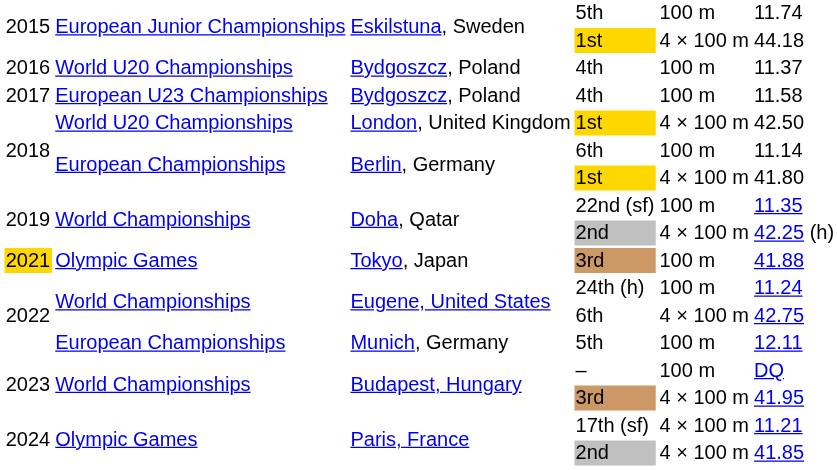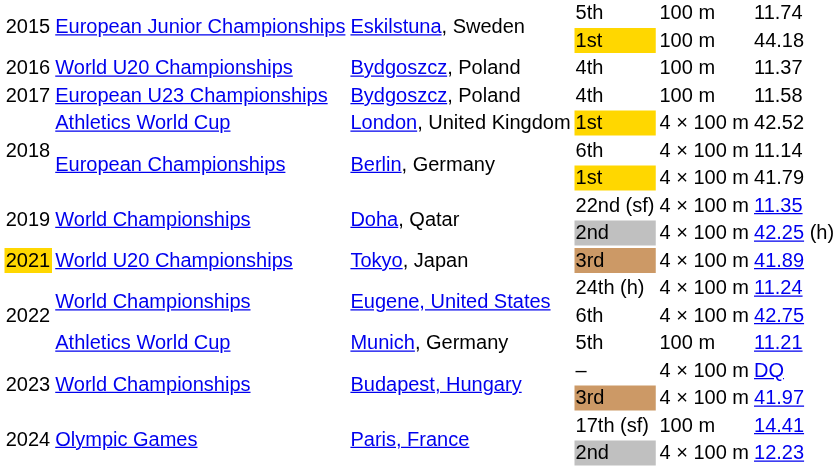(704, 40) 4 × 100 m -> (687, 40) 100 m
(174, 122) World U20 Championships -> (143, 122) Athletics World Cup
(779, 122) 42.50 -> (779, 122) 42.52
(687, 150) 100 m -> (704, 150) 4 × 100 m
(779, 177) 41.80 -> (779, 177) 41.79
(687, 205) 100 m -> (704, 205) 4 × 100 m
(126, 260) Olympic Games -> (174, 260) World U20 Championships
(687, 260) 100 m -> (704, 260) 4 × 100 m
(779, 260) 41.88 -> (779, 260) 41.89
(687, 287) 100 m -> (704, 287) 4 × 100 m
(170, 342) European Championships -> (143, 342) Athletics World Cup
(778, 342) 12.11 -> (778, 342) 11.21
(687, 370) 100 m -> (704, 370) 4 × 100 m
(779, 397) 41.95 -> (779, 397) 41.97
(704, 425) 4 × 100 m -> (687, 425) 100 m
(778, 425) 11.21 -> (779, 425) 14.41
(779, 452) 41.85 -> (779, 452) 12.23
